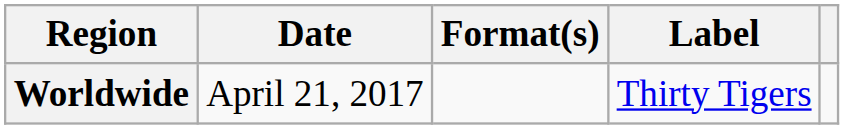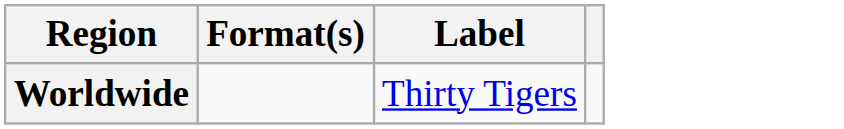- column: (315, 33)
